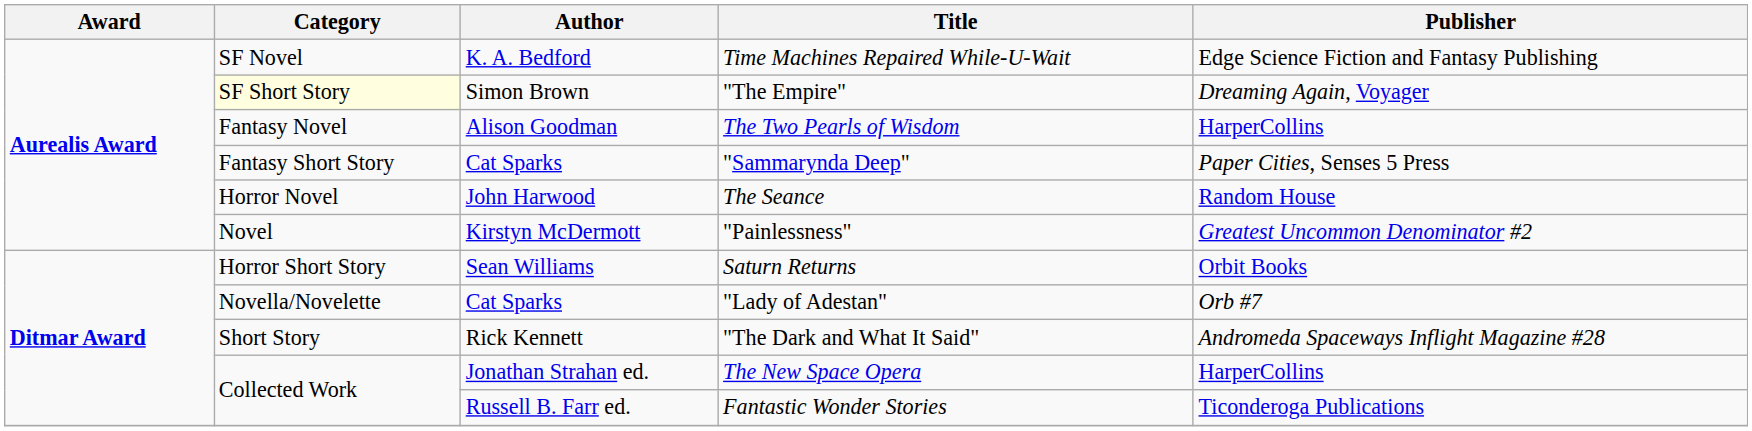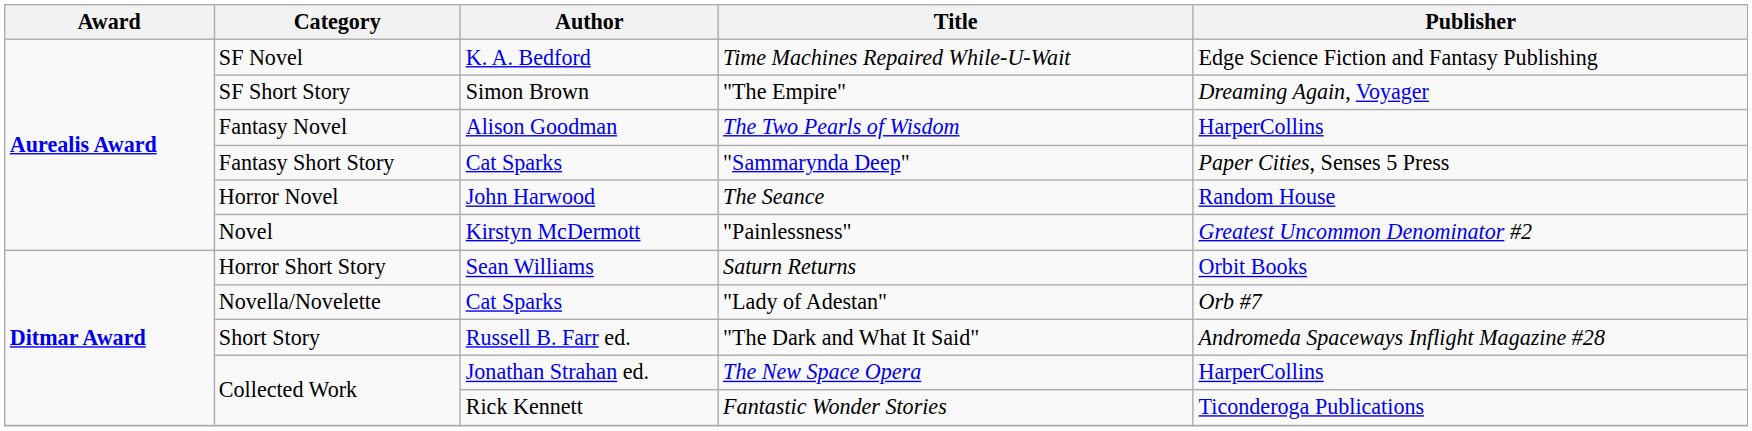(284, 92) lightyellow background -> (284, 92) no background
(524, 337) Rick Kennett -> (548, 337) Russell B. Farr ed.
(548, 407) Russell B. Farr ed. -> (524, 407) Rick Kennett
